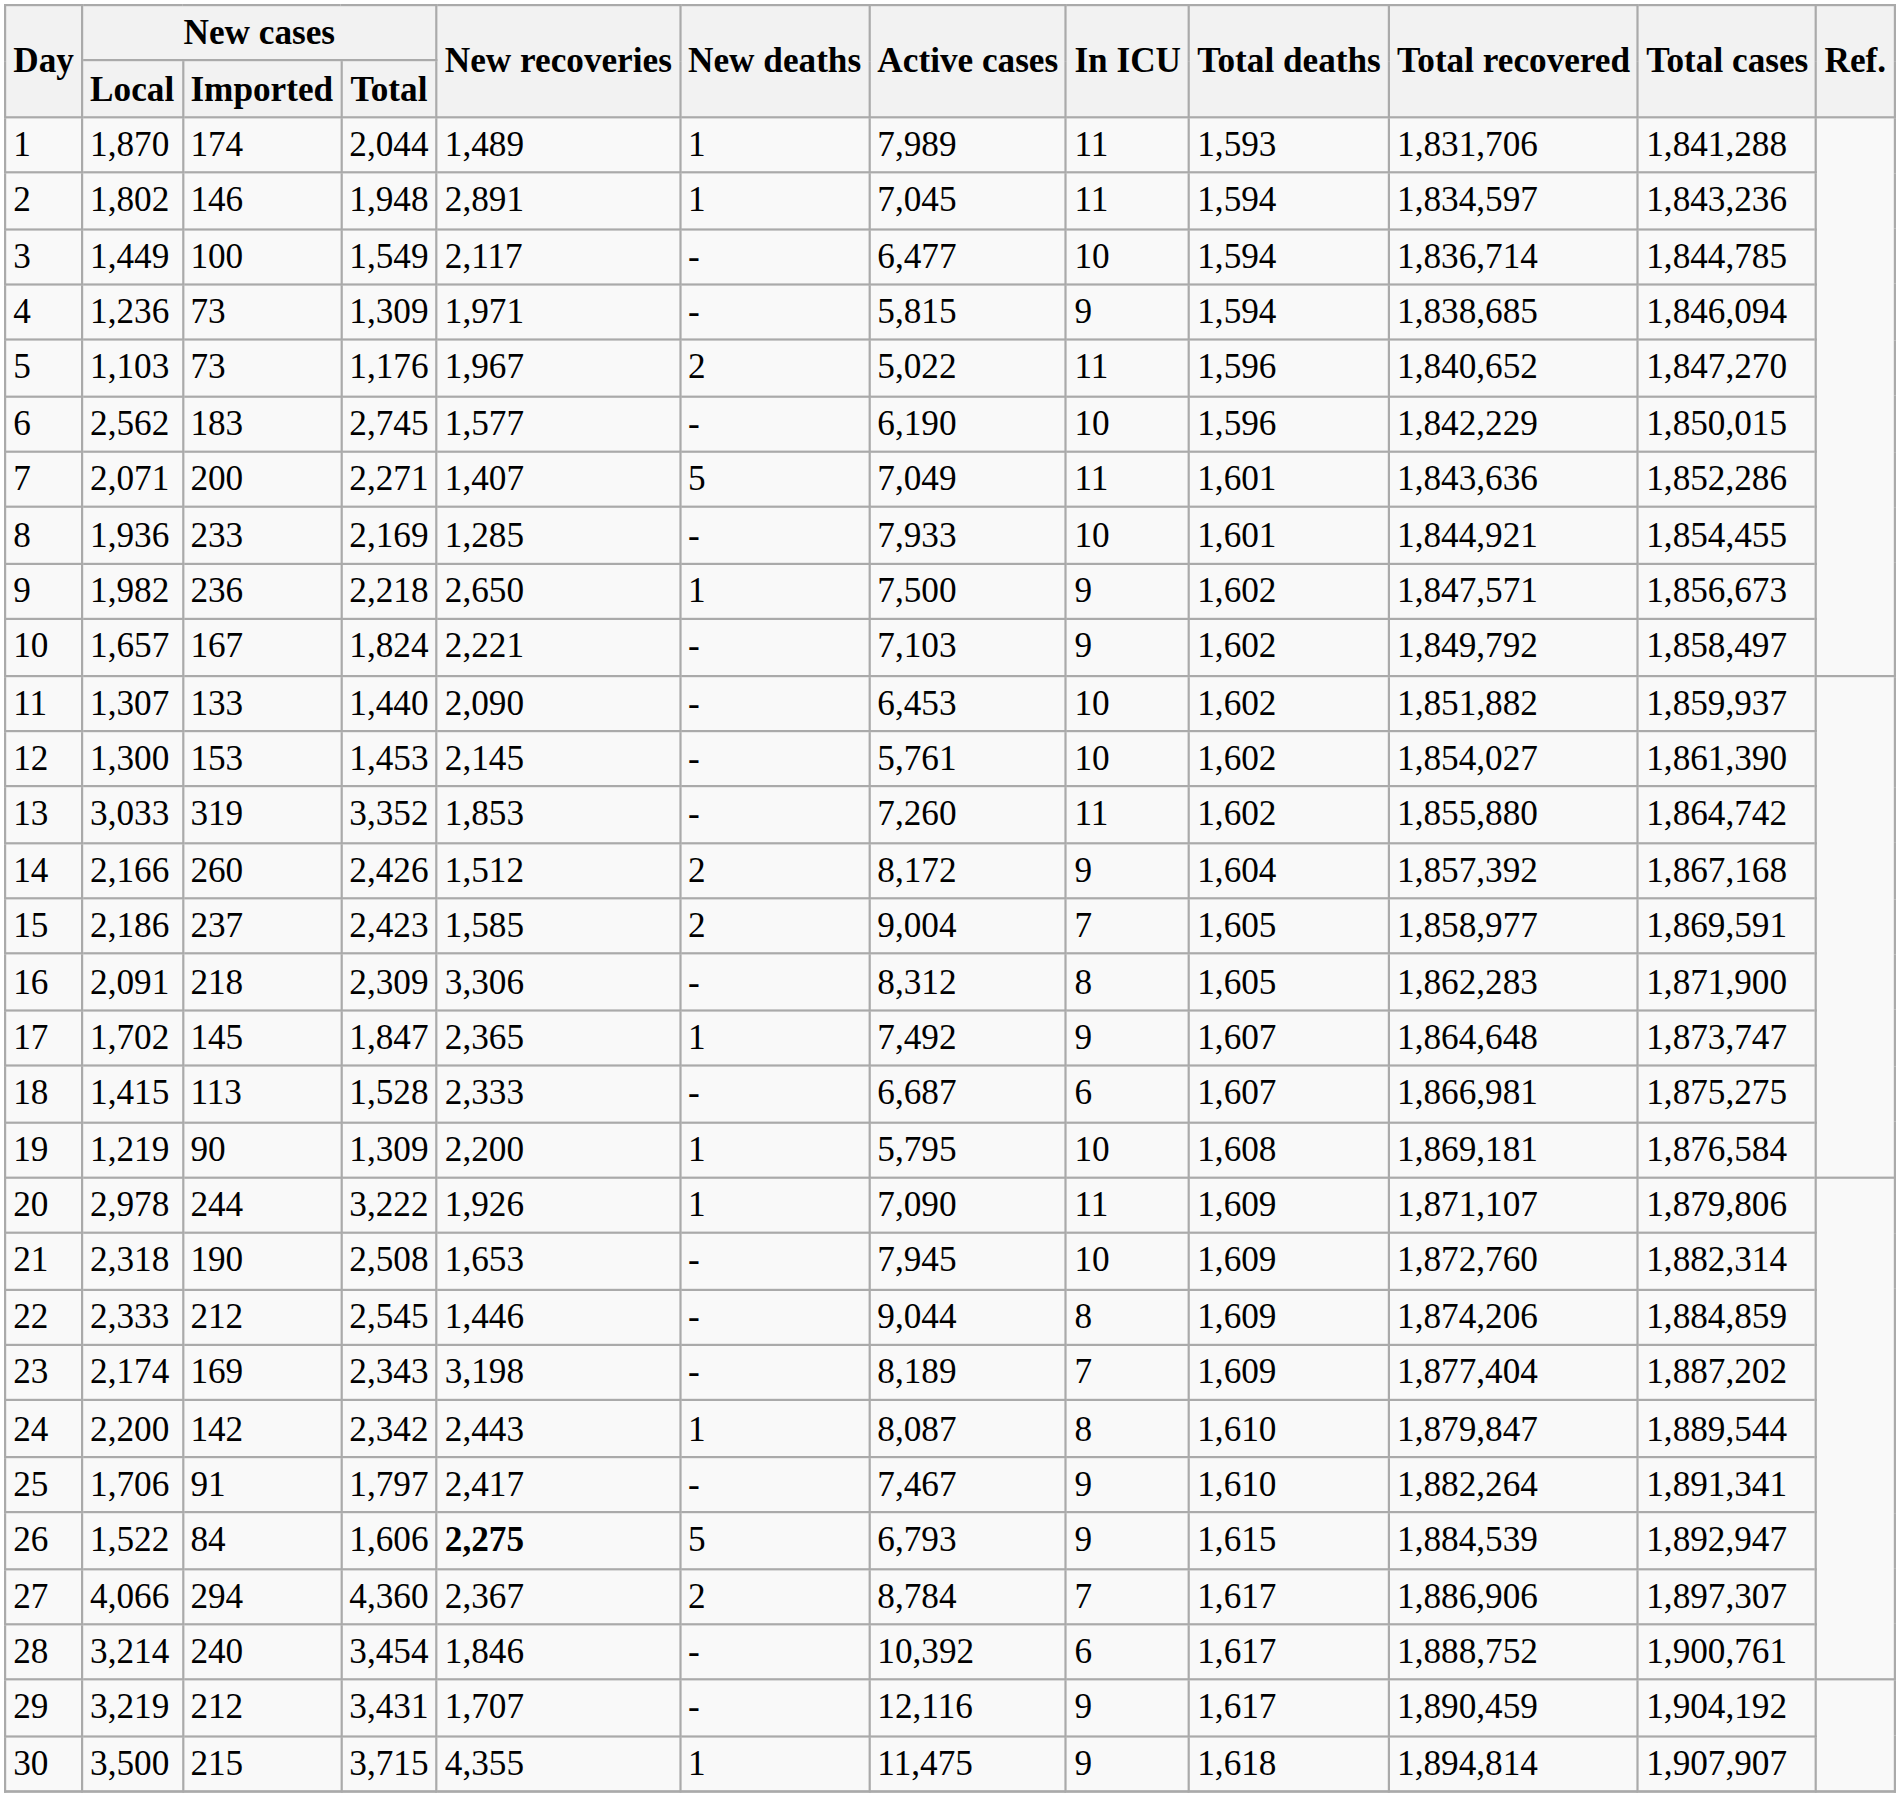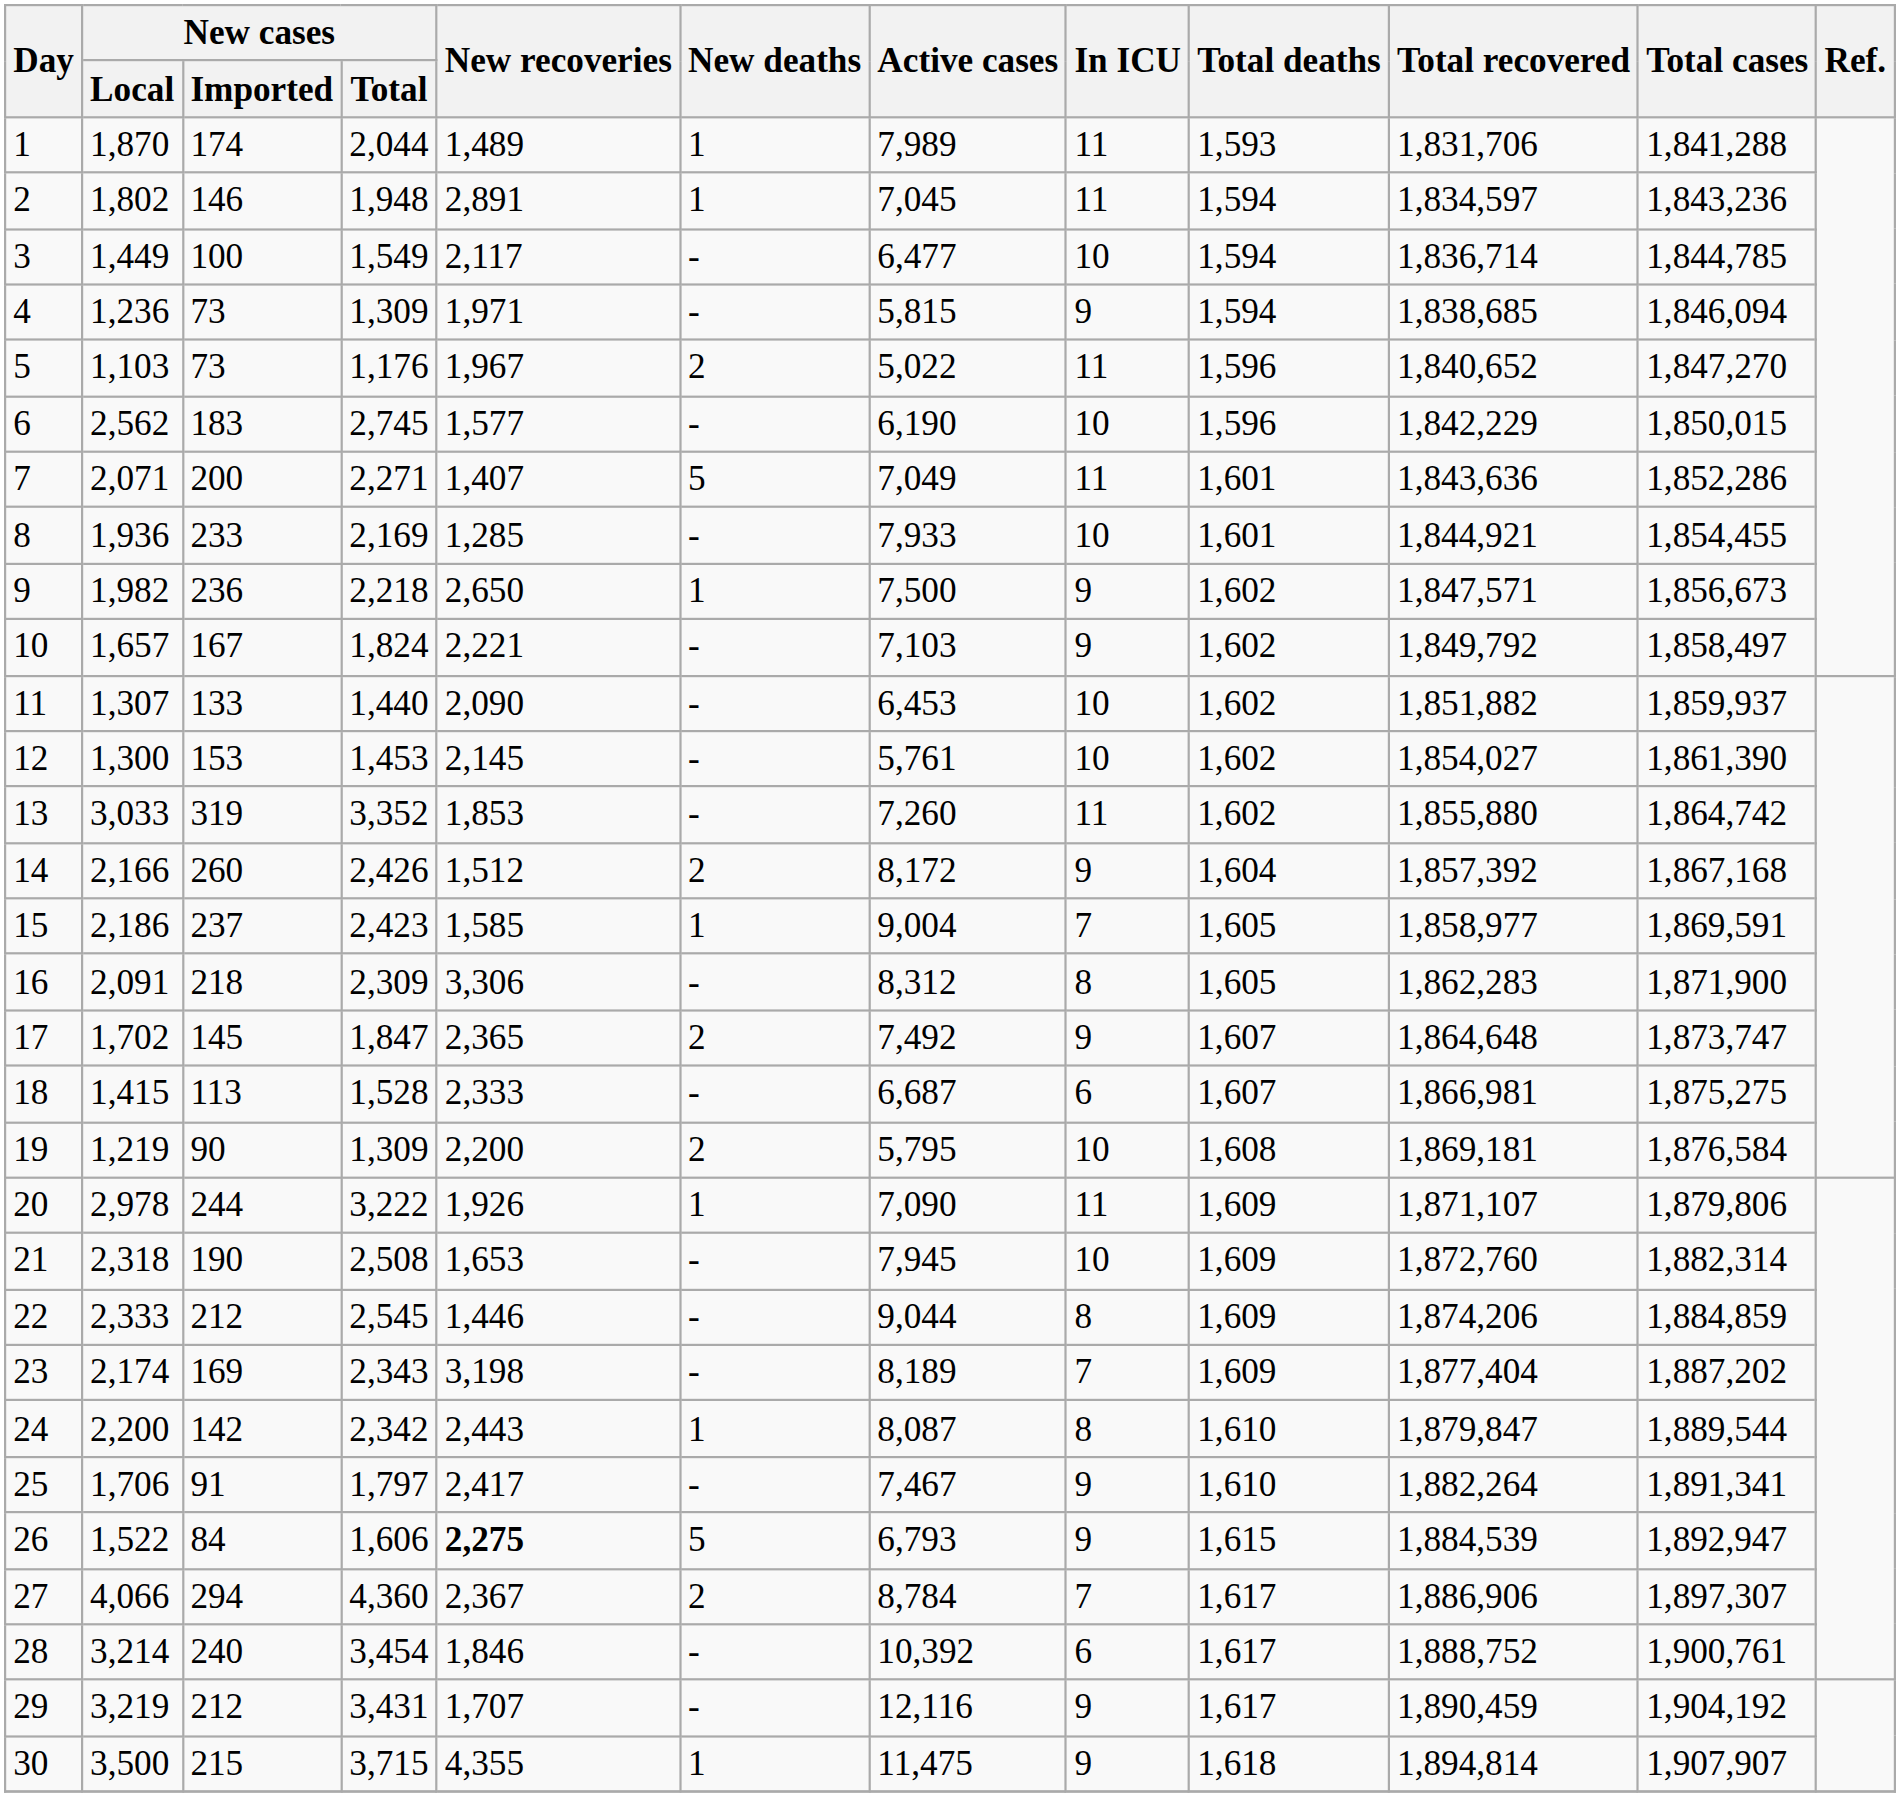(697, 925) 2 -> (697, 925) 1
(697, 1037) 1 -> (697, 1037) 2
(697, 1148) 1 -> (697, 1148) 2
